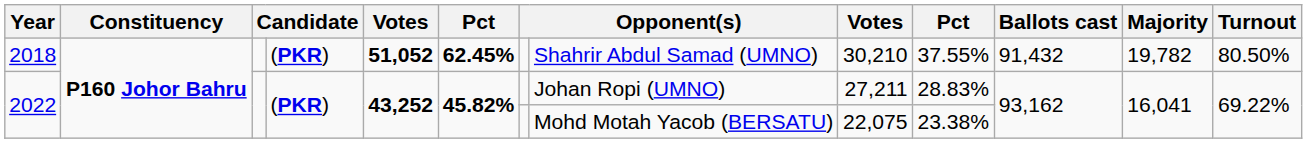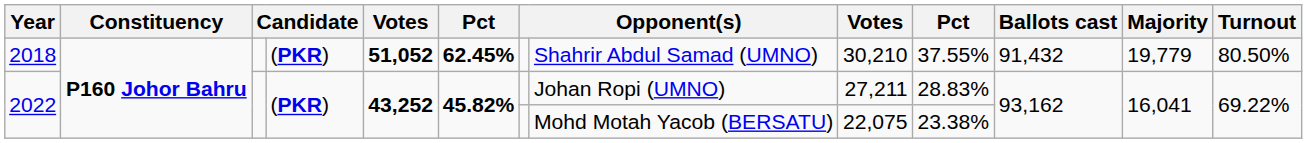(1159, 55) 19,782 -> (1159, 55) 19,779
